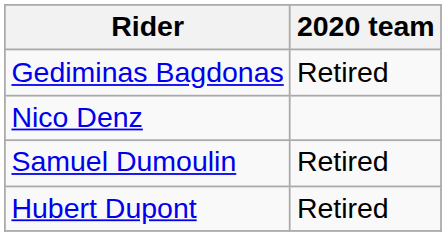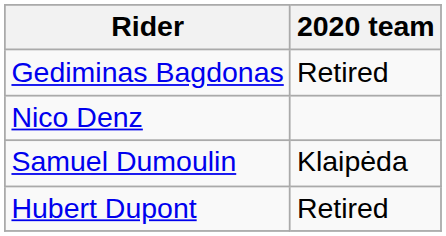(343, 162) Retired -> (352, 162) Klaipėda
